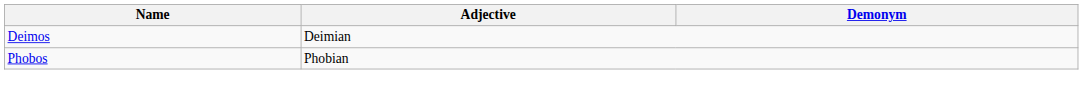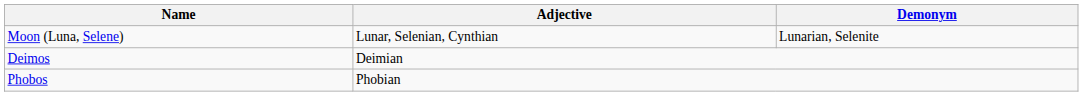+ row: (66, 36)
